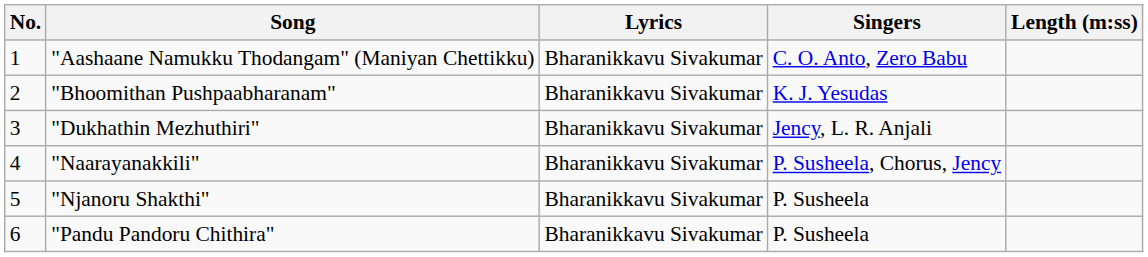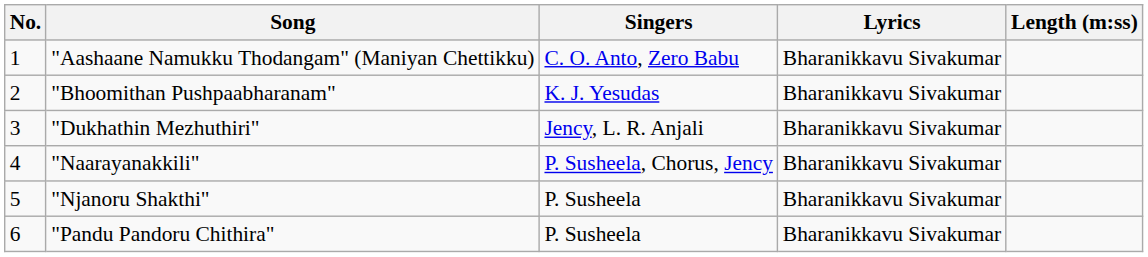columns swapped: (887, 22) <-> (654, 22)
